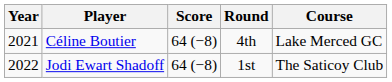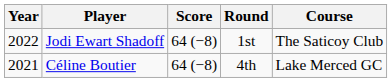rows swapped: (91, 41) <-> (105, 65)
